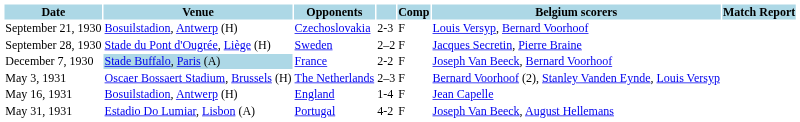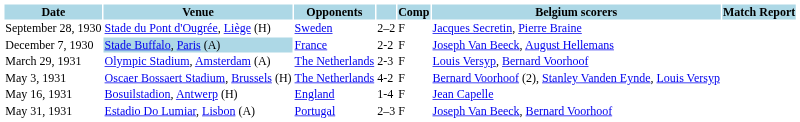- row: (53, 28)
(522, 61) Joseph Van Beeck, Bernard Voorhoof -> (523, 45) Joseph Van Beeck, August Hellemans
+ row: (43, 61)
(386, 78) 2–3 -> (385, 78) 4-2
(385, 111) 4-2 -> (386, 111) 2–3
(523, 111) Joseph Van Beeck, August Hellemans -> (522, 111) Joseph Van Beeck, Bernard Voorhoof
